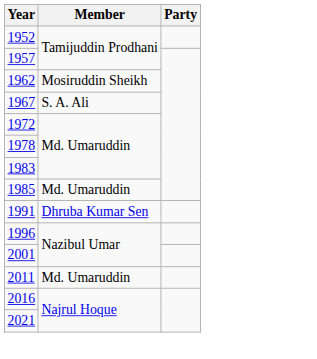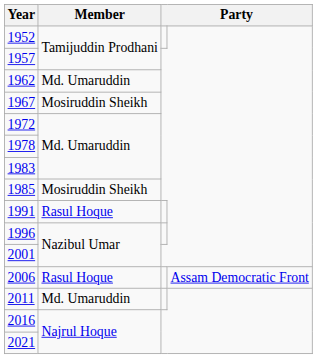(94, 80) Mosiruddin Sheikh -> (86, 80) Md. Umaruddin
(65, 102) S. A. Ali -> (94, 102) Mosiruddin Sheikh
(86, 189) Md. Umaruddin -> (94, 189) Mosiruddin Sheikh
(95, 211) Dhruba Kumar Sen -> (77, 211) Rasul Hoque
+ row: (21, 277)
